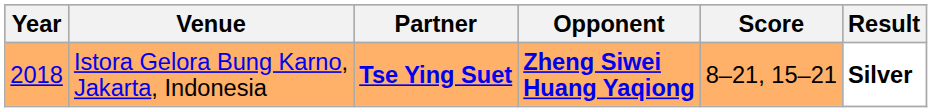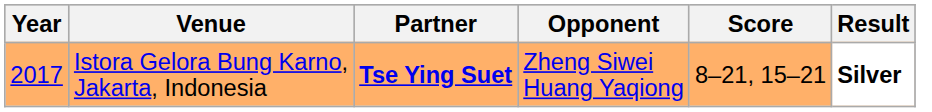(37, 74) 2018 -> (37, 74) 2017
(609, 74) bold -> (604, 74) normal
